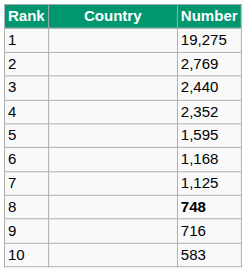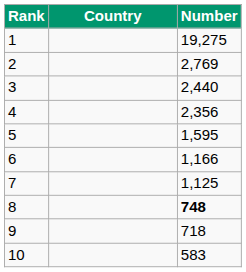(200, 111) 2,352 -> (200, 111) 2,356
(200, 159) 1,168 -> (200, 159) 1,166
(193, 231) 716 -> (193, 231) 718
